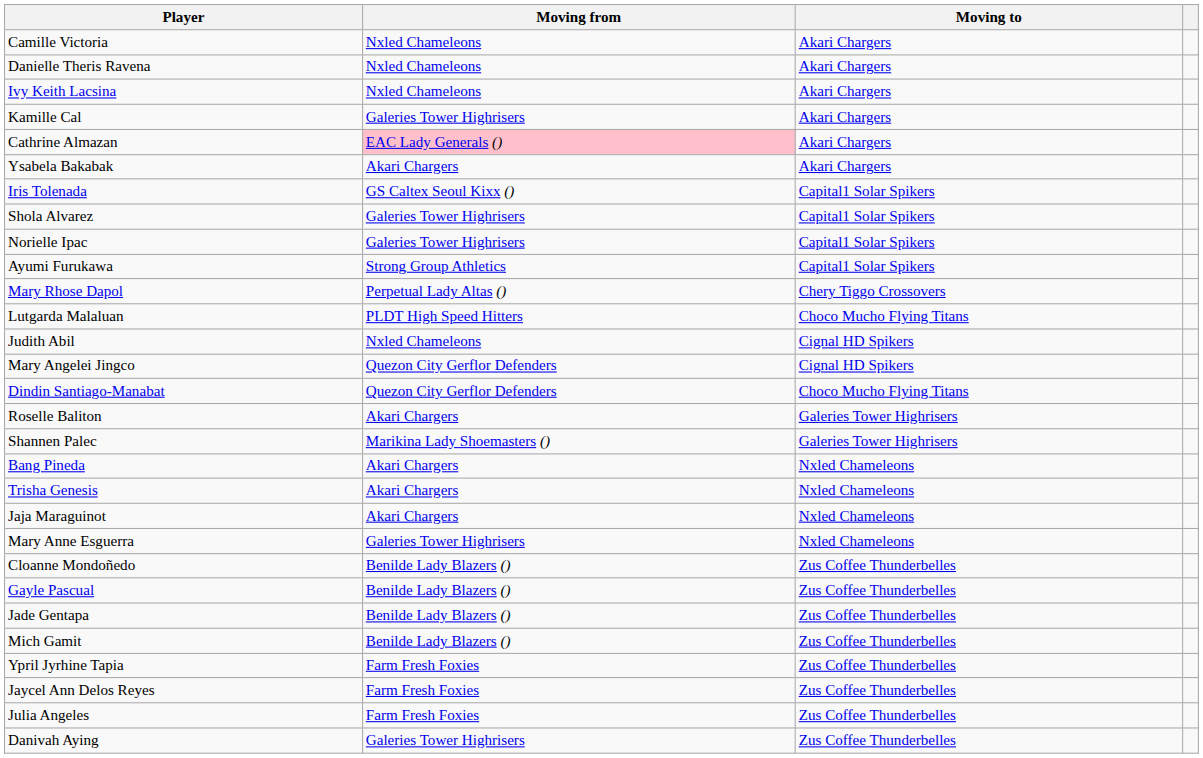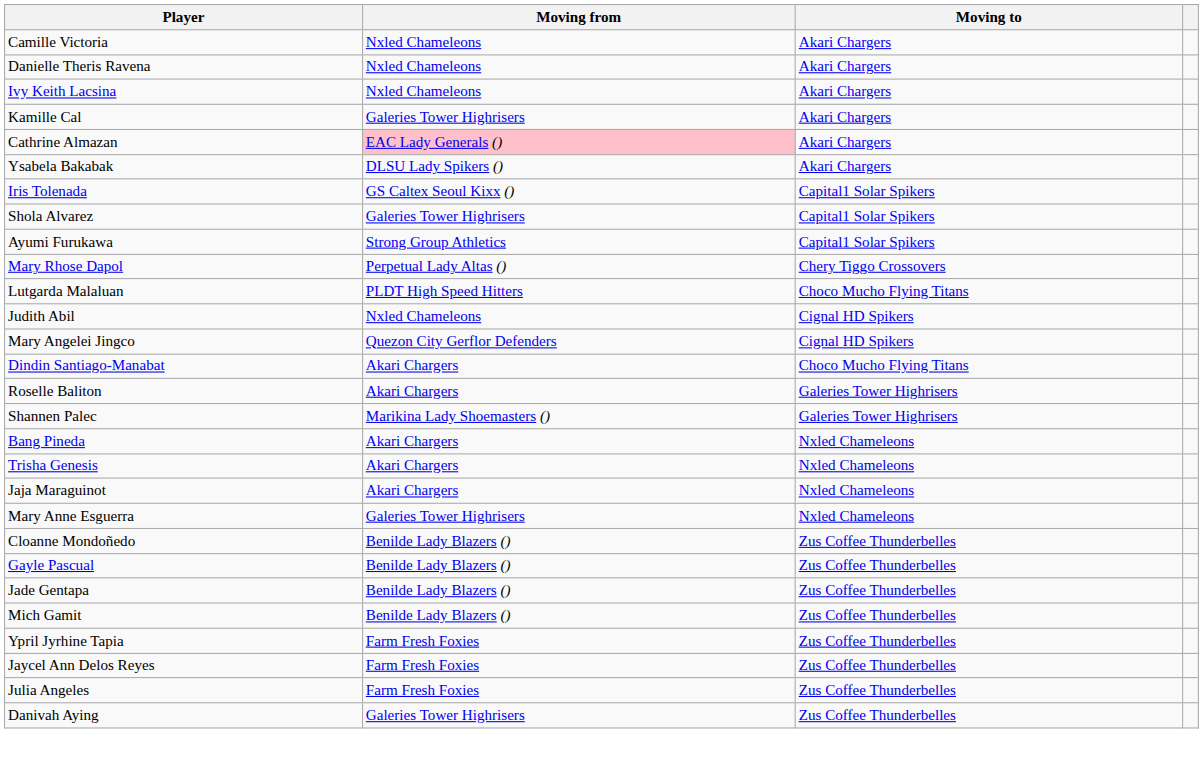(412, 166) Akari Chargers -> (434, 166) DLSU Lady Spikers ()
- row: (48, 241)
(461, 391) Quezon City Gerflor Defenders -> (412, 366) Akari Chargers
